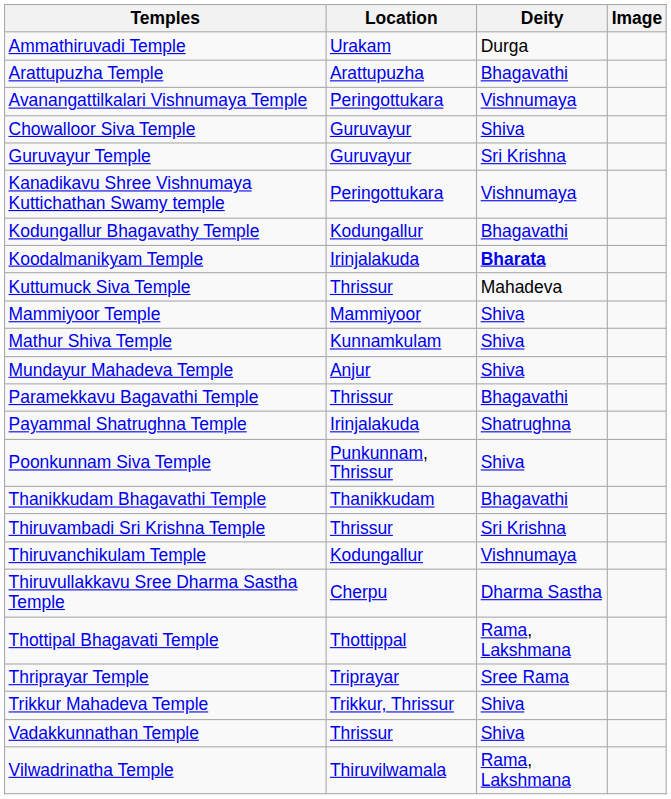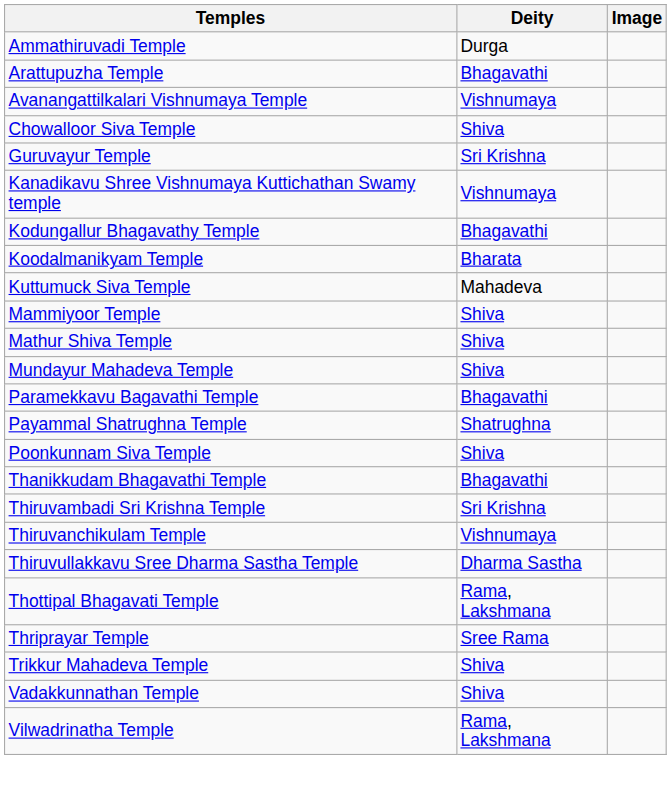- column: (401, 18)
(513, 259) bold -> (491, 259) normal
